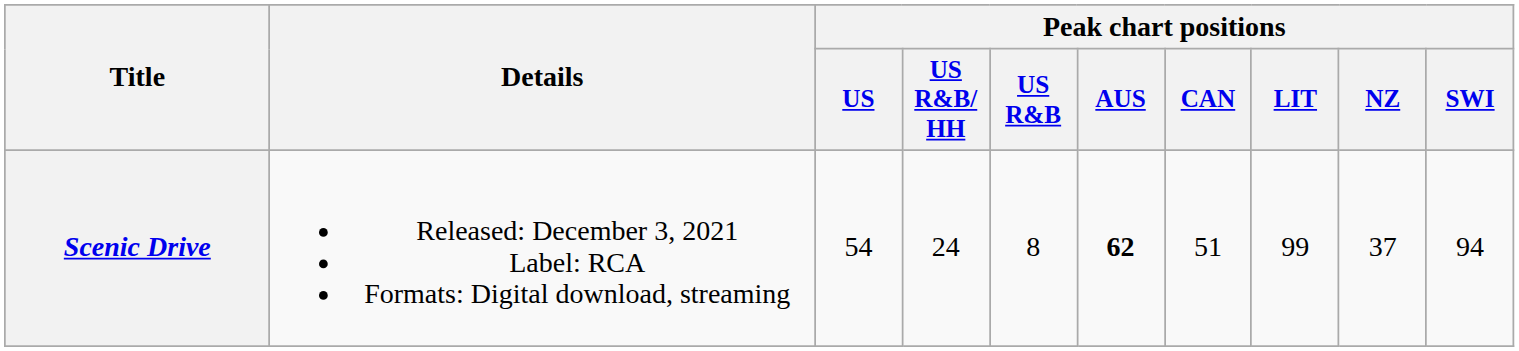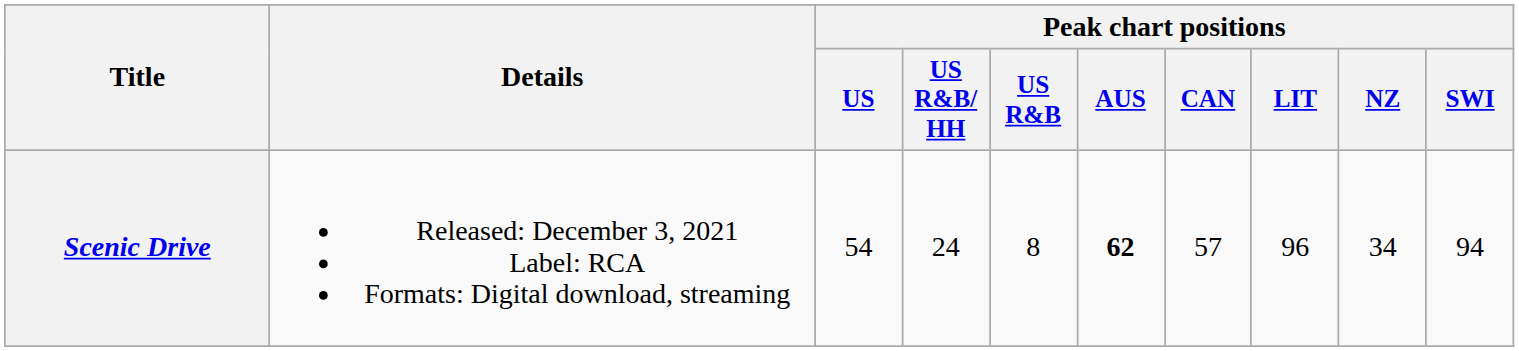(1208, 247) 51 -> (1208, 247) 57
(1295, 247) 99 -> (1295, 247) 96
(1383, 247) 37 -> (1383, 247) 34
